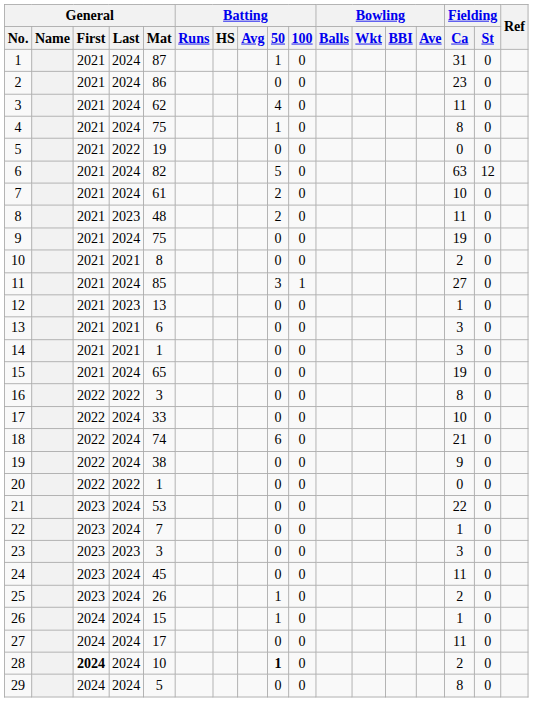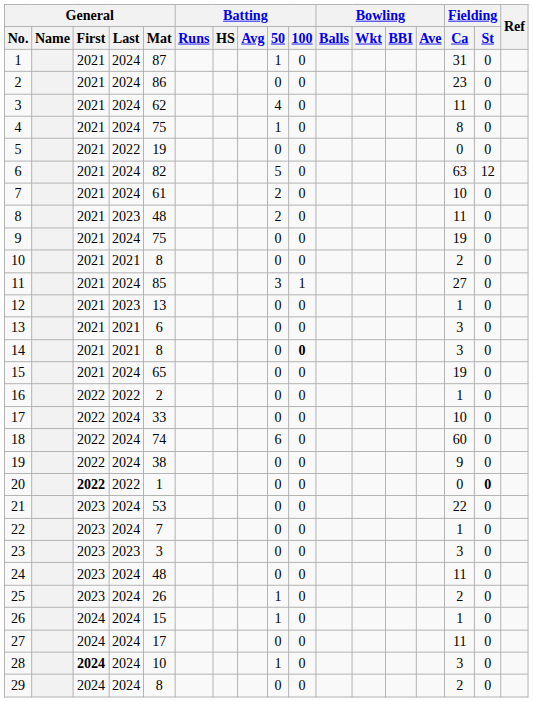(159, 350) 1 -> (159, 350) 8
(302, 350) normal -> (302, 350) bold
(159, 395) 3 -> (159, 395) 2
(460, 395) 8 -> (460, 395) 1
(460, 439) 21 -> (460, 439) 60
(91, 484) normal -> (91, 484) bold
(488, 484) normal -> (488, 484) bold
(159, 573) 45 -> (159, 573) 48
(278, 663) bold -> (278, 663) normal
(460, 663) 2 -> (460, 663) 3
(159, 685) 5 -> (159, 685) 8
(460, 685) 8 -> (460, 685) 2
